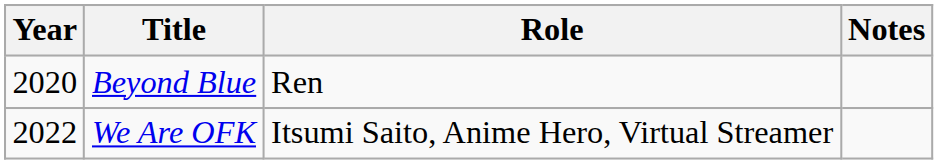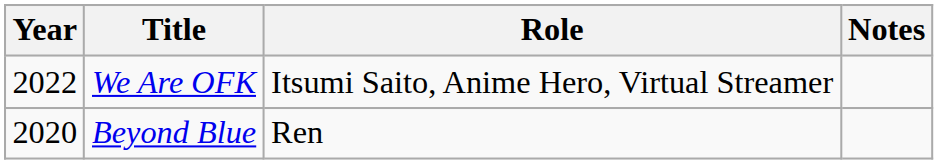rows swapped: (174, 81) <-> (174, 132)
